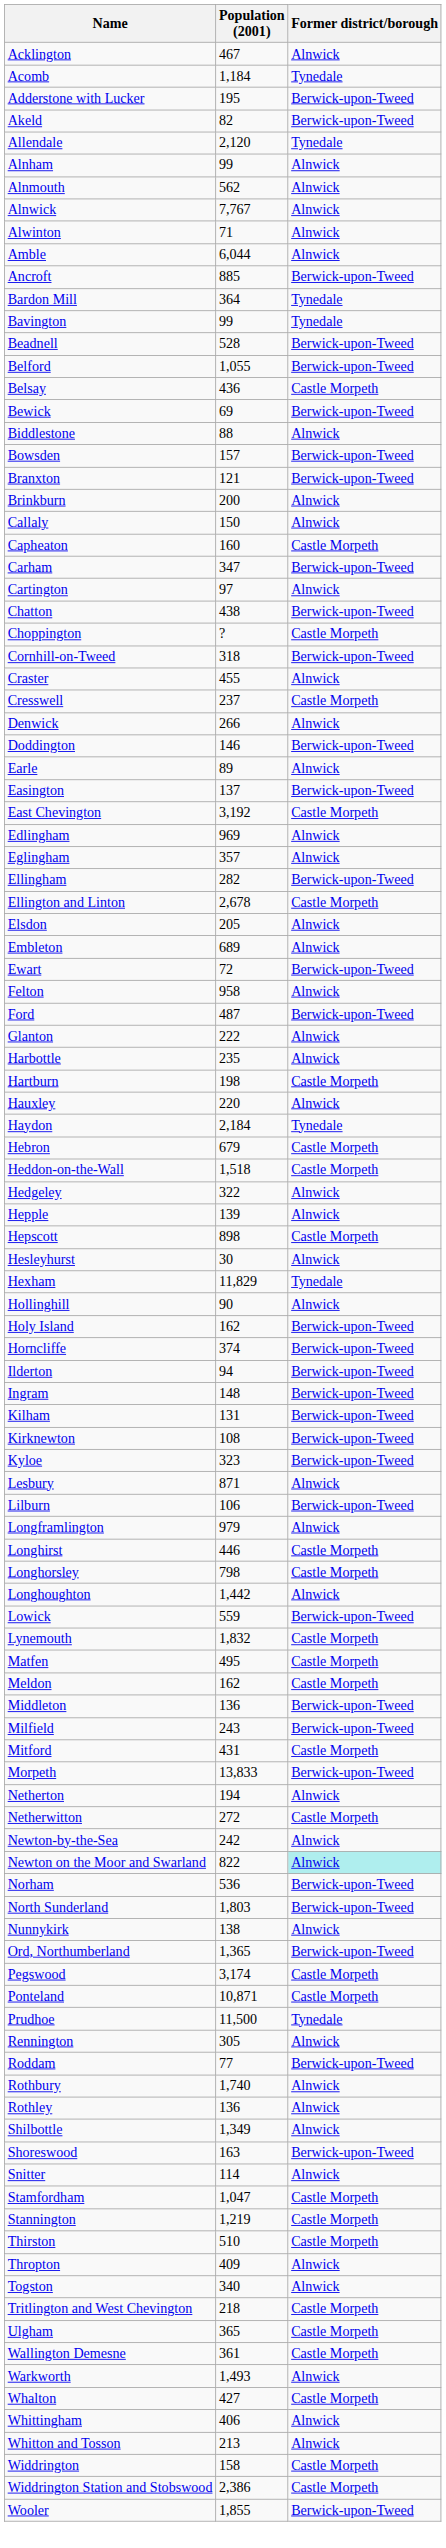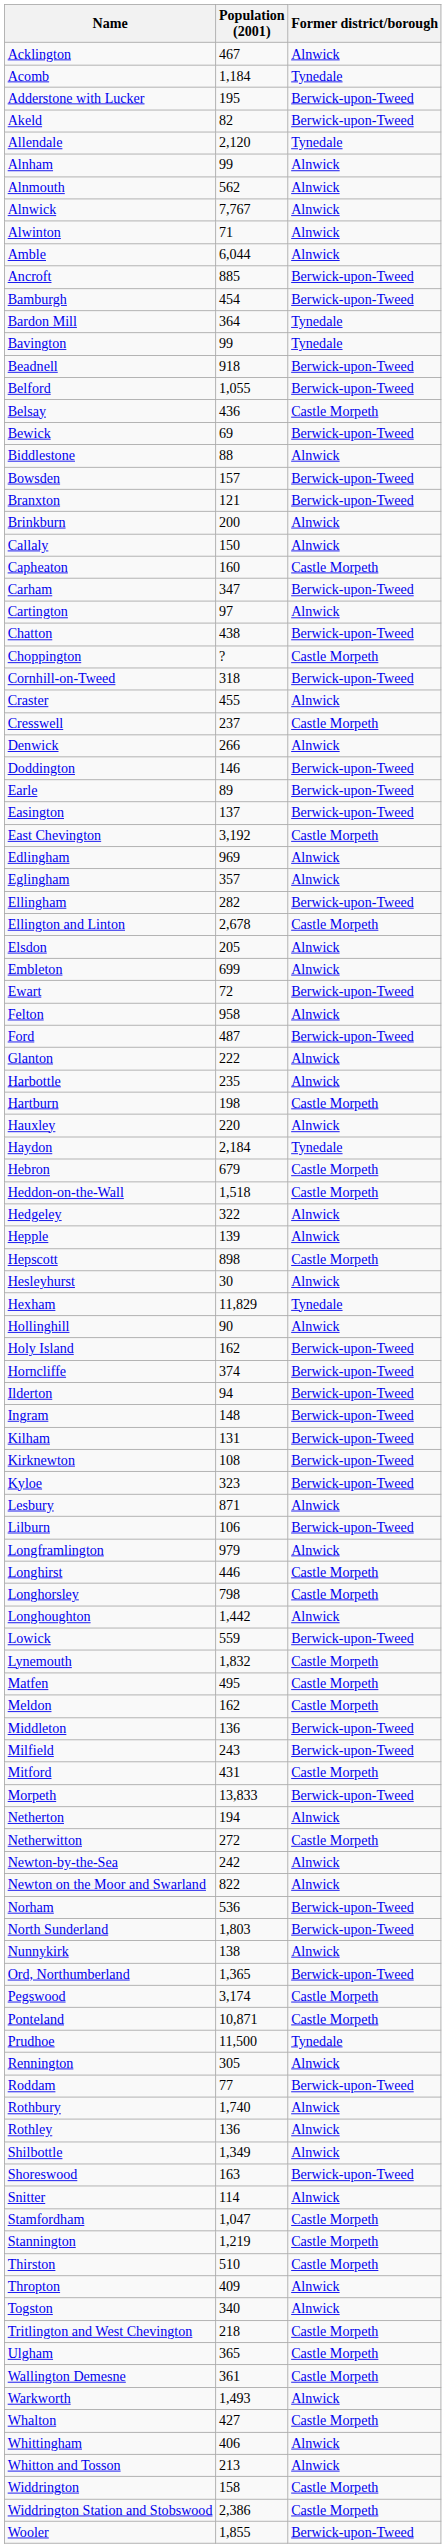+ row: (37, 299)
(230, 344) 528 -> (230, 366) 918
(315, 768) Alnwick -> (352, 790) Berwick-upon-Tweed
(230, 947) 689 -> (230, 969) 699
(315, 1862) paleturquoise background -> (315, 1884) no background
